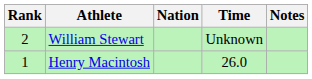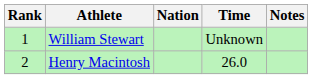(25, 39) 2 -> (25, 39) 1
(25, 62) 1 -> (25, 62) 2
